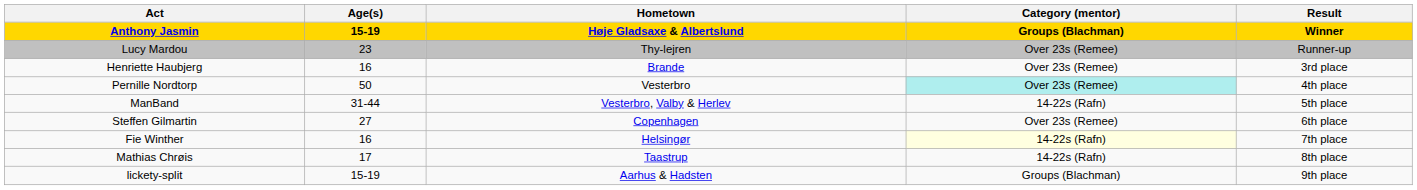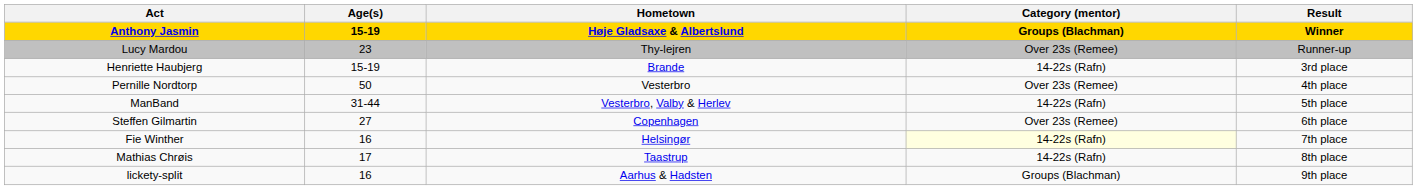(365, 67) 16 -> (365, 67) 15-19
(1071, 67) Over 23s (Remee) -> (1071, 67) 14-22s (Rafn)
(1071, 85) paleturquoise background -> (1071, 85) no background
(365, 175) 15-19 -> (365, 175) 16
